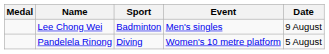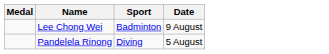- column: (223, 12)
